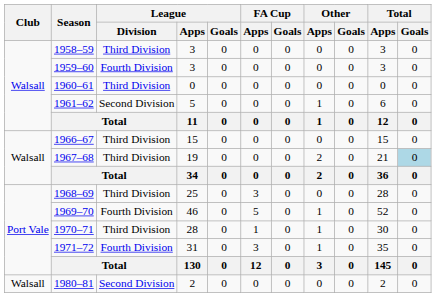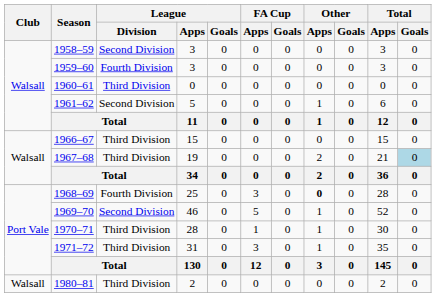(137, 49) Third Division -> (137, 49) Second Division
(137, 193) Third Division -> (137, 193) Fourth Division
(319, 193) normal -> (319, 193) bold
(137, 211) Fourth Division -> (137, 211) Second Division
(137, 247) Fourth Division -> (137, 247) Third Division
(137, 283) Second Division -> (137, 283) Third Division
